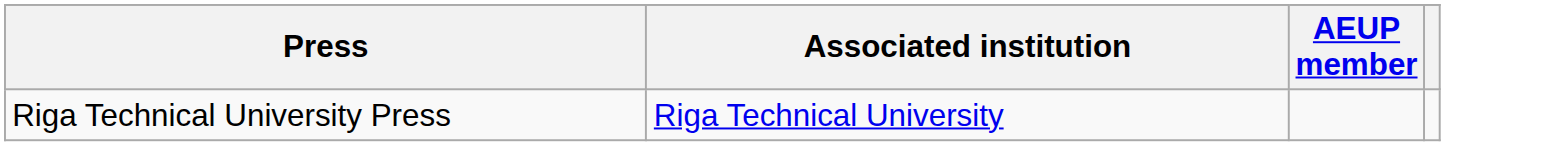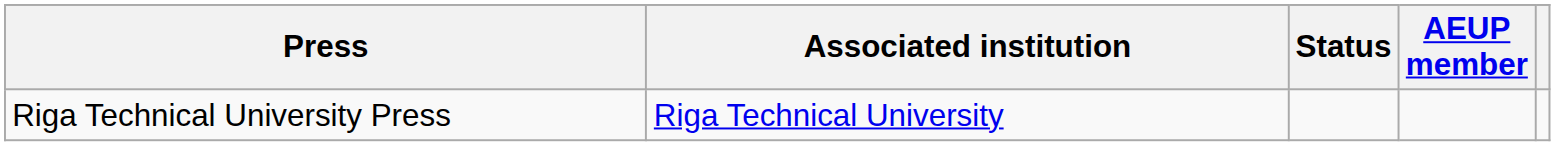+ column: (1343, 47)
